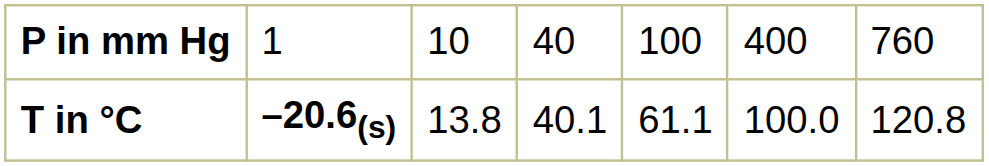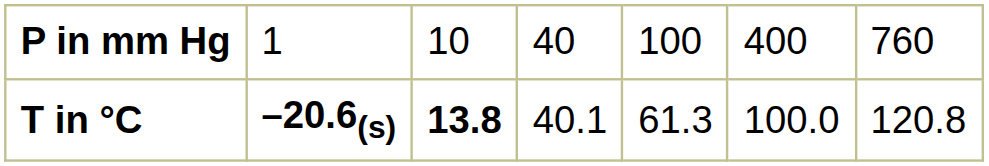(465, 119) normal -> (465, 119) bold
(676, 119) 61.1 -> (676, 119) 61.3
